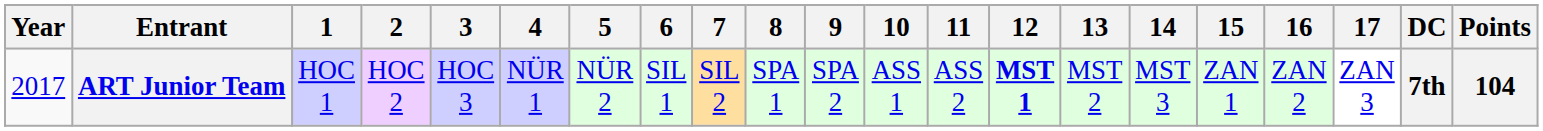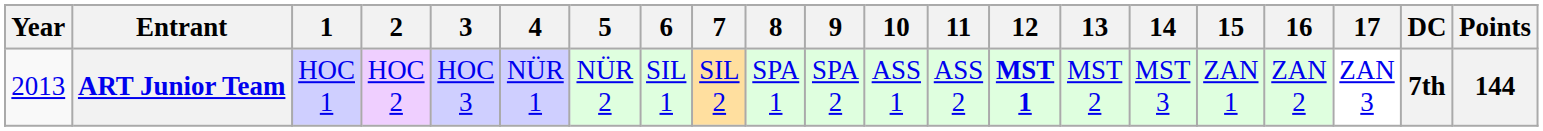(38, 86) 2017 -> (38, 86) 2013
(1495, 86) 104 -> (1495, 86) 144
